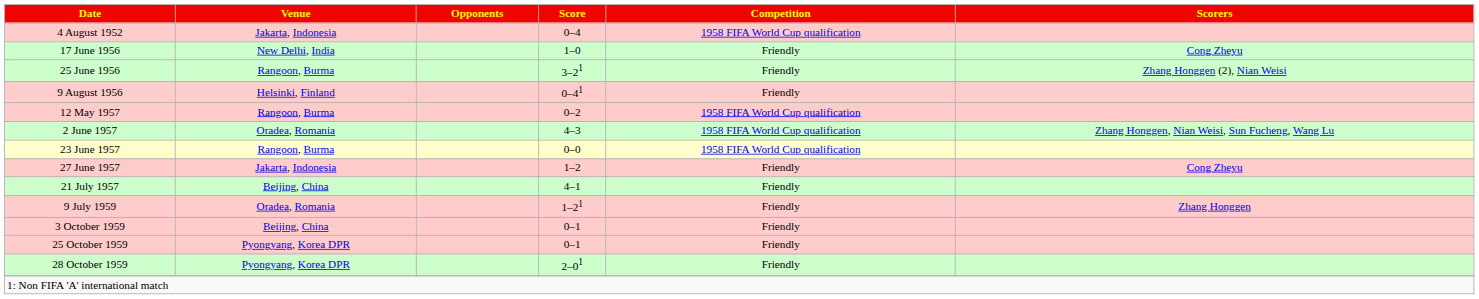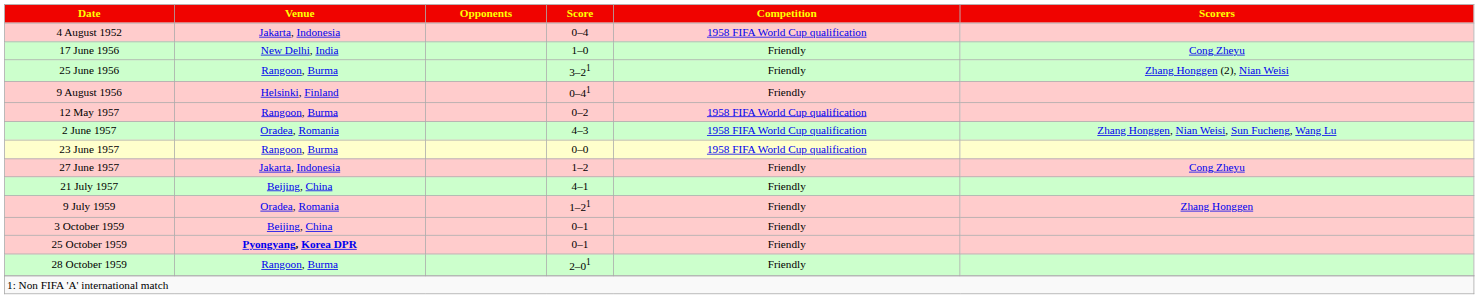(296, 245) normal -> (300, 245) bold
(296, 265) Pyongyang, Korea DPR -> (300, 265) Rangoon, Burma
